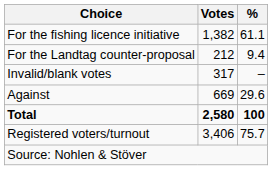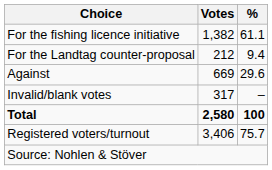rows swapped: (28, 94) <-> (59, 74)
